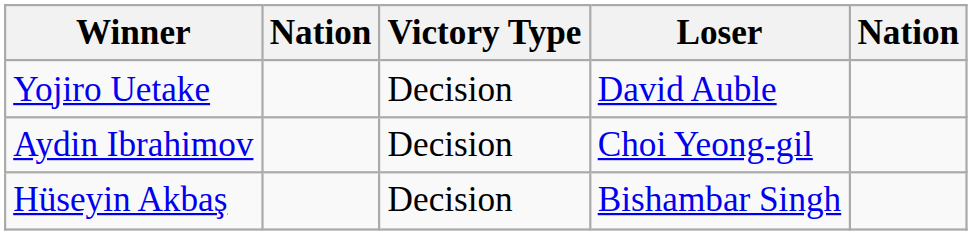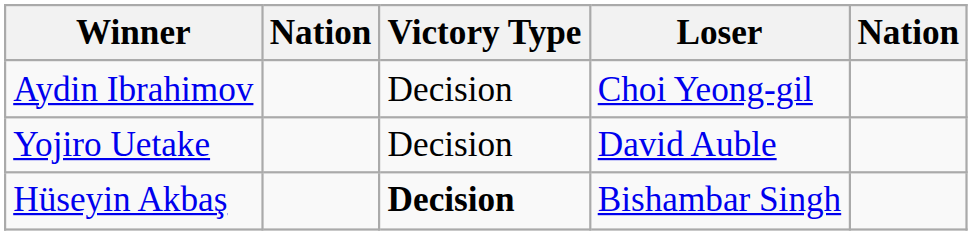rows swapped: (133, 144) <-> (112, 88)
(450, 199) normal -> (451, 199) bold
